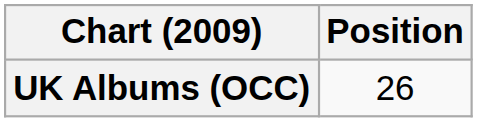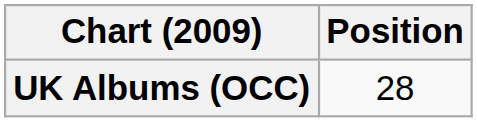(395, 87) 26 -> (395, 87) 28
